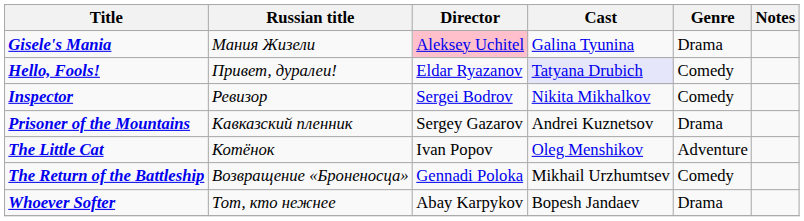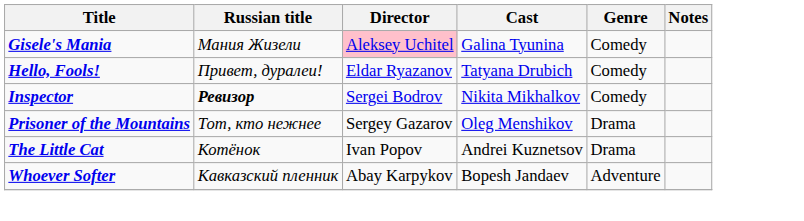(700, 44) Drama -> (619, 44) Comedy
(587, 70) lavender background -> (517, 70) no background
(240, 96) normal -> (226, 96) bold
(282, 123) Кавказский пленник -> (259, 123) Тот, кто нежнее
(592, 123) Andrei Kuznetsov -> (517, 123) Oleg Menshikov
(587, 149) Oleg Menshikov -> (522, 149) Andrei Kuznetsov
(713, 149) Adventure -> (613, 149) Drama
- row: (106, 176)
(274, 202) Тот, кто нежнее -> (268, 176) Кавказский пленник
(700, 202) Drama -> (626, 176) Adventure
